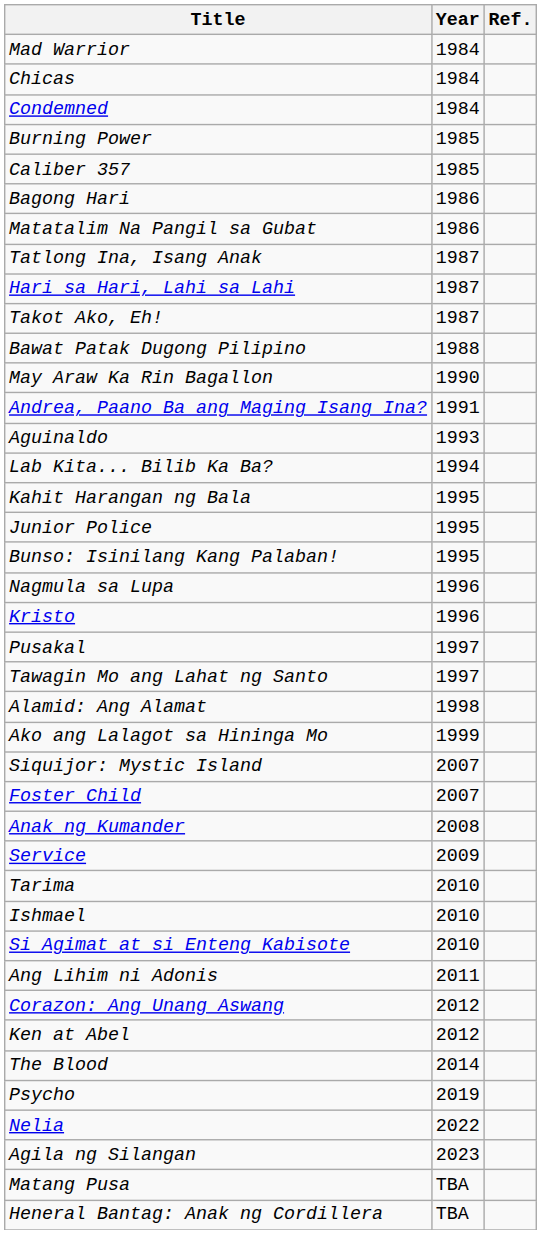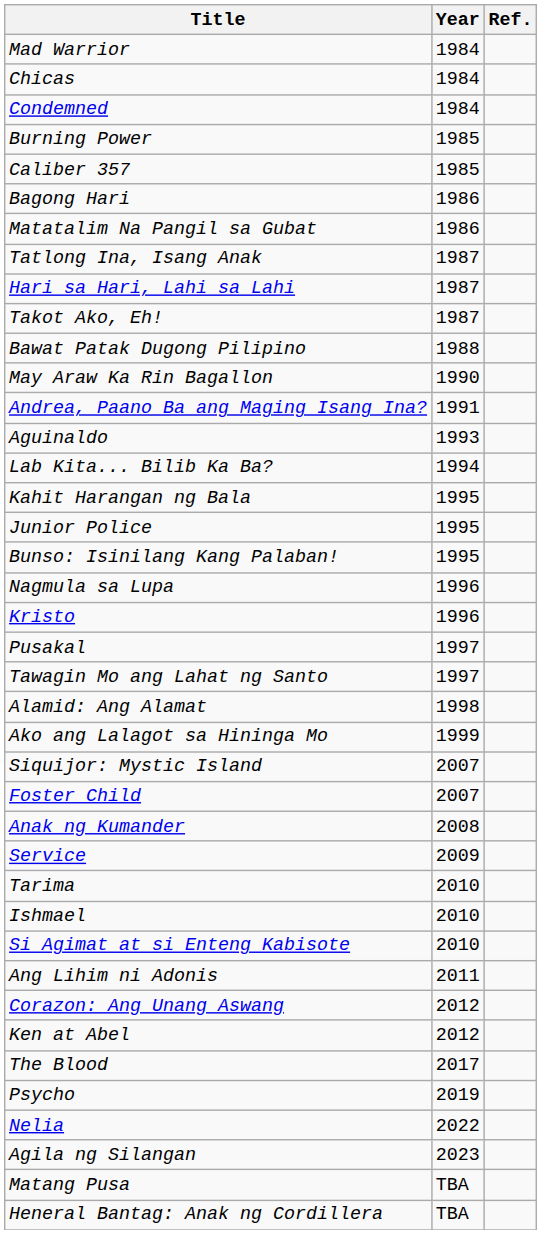(458, 1065) 2014 -> (458, 1065) 2017
